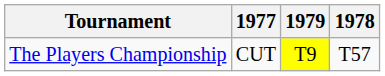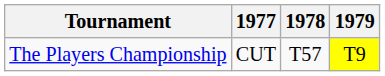columns swapped: (355, 21) <-> (305, 21)
